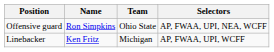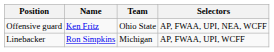(91, 26) Ron Simpkins -> (83, 26) Ken Fritz
(83, 40) Ken Fritz -> (91, 40) Ron Simpkins
